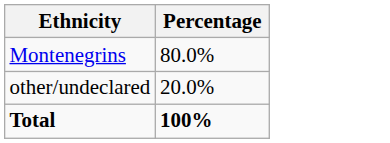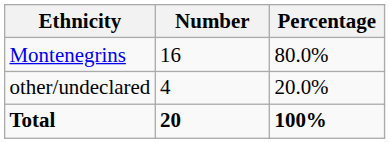+ column: (212, 21)
